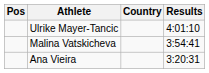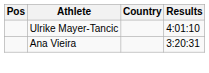- row: (73, 44)
